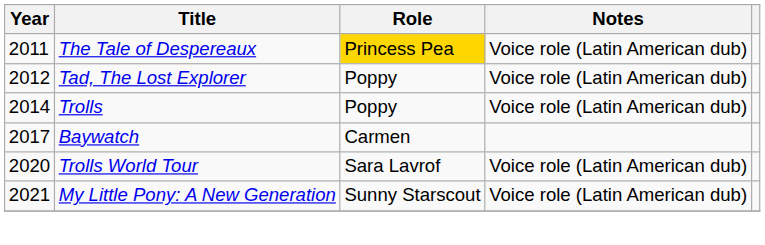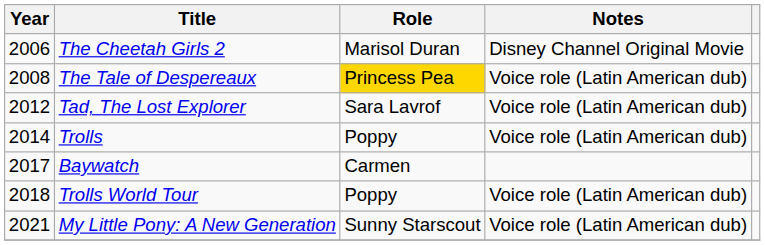+ row: (142, 48)
(29, 48) 2011 -> (30, 78) 2008
(371, 78) Poppy -> (392, 107) Sara Lavrof
(30, 166) 2020 -> (30, 195) 2018
(392, 166) Sara Lavrof -> (371, 195) Poppy
